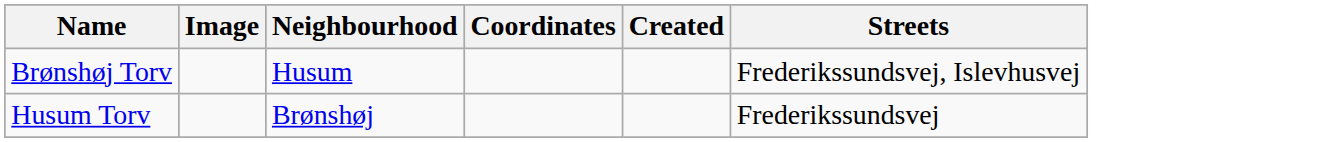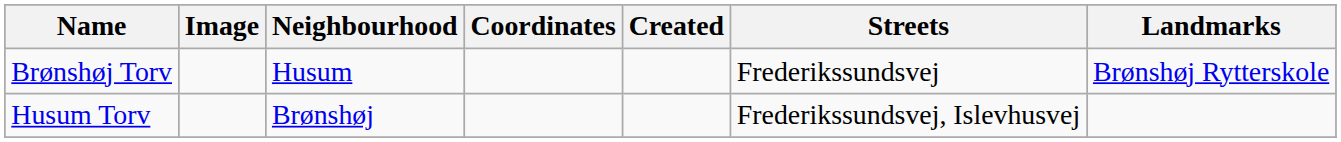+ column: (1211, 26)
(908, 70) Frederikssundsvej, Islevhusvej -> (838, 70) Frederikssundsvej
(838, 114) Frederikssundsvej -> (908, 114) Frederikssundsvej, Islevhusvej
